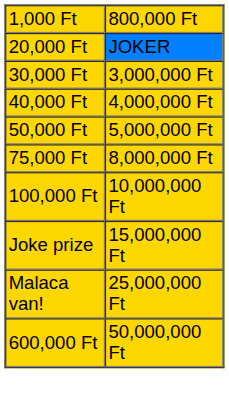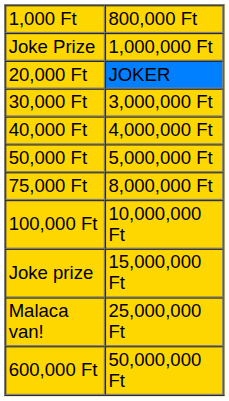+ row: (52, 46)
